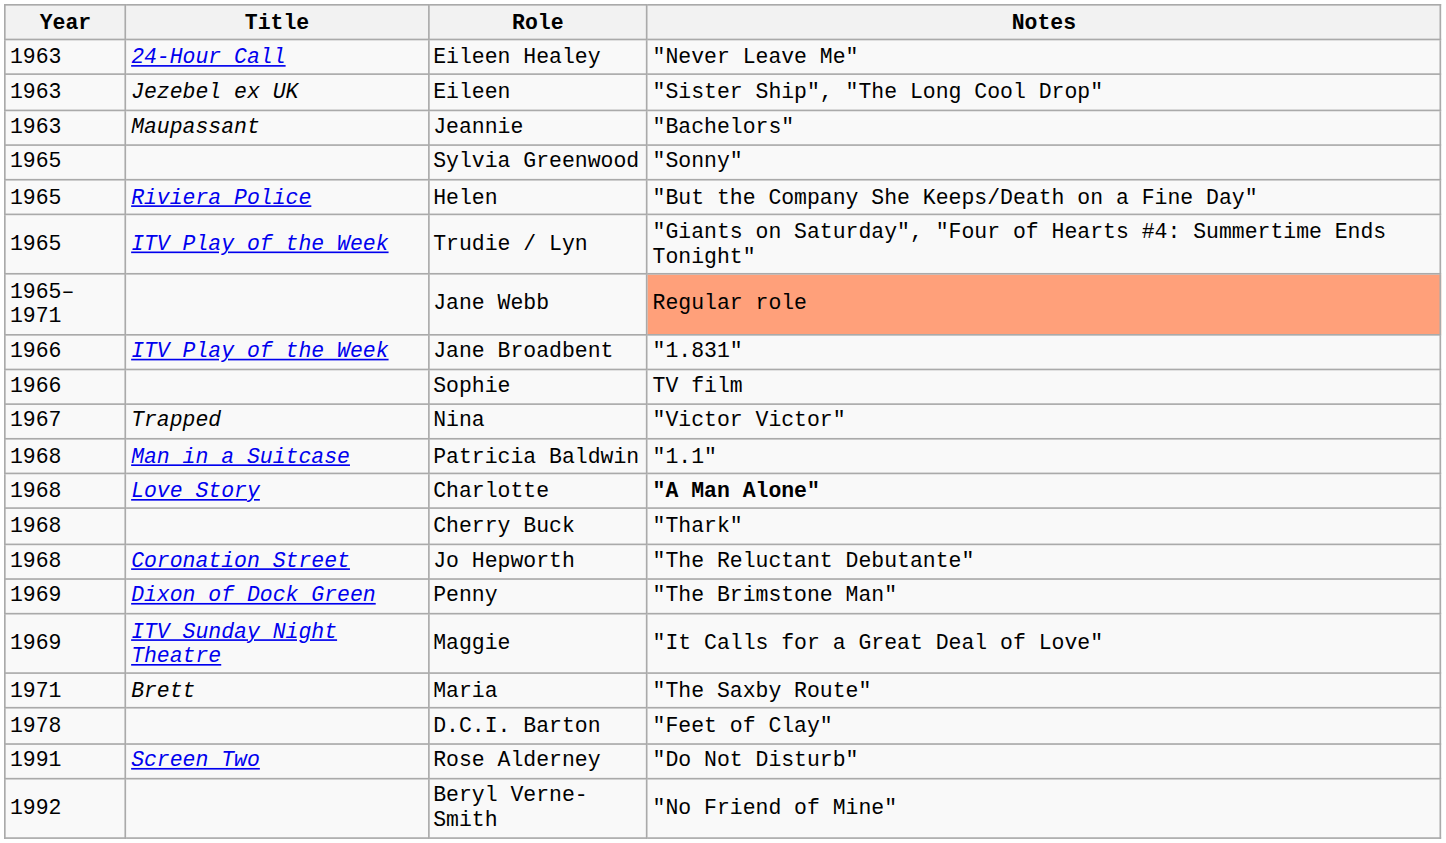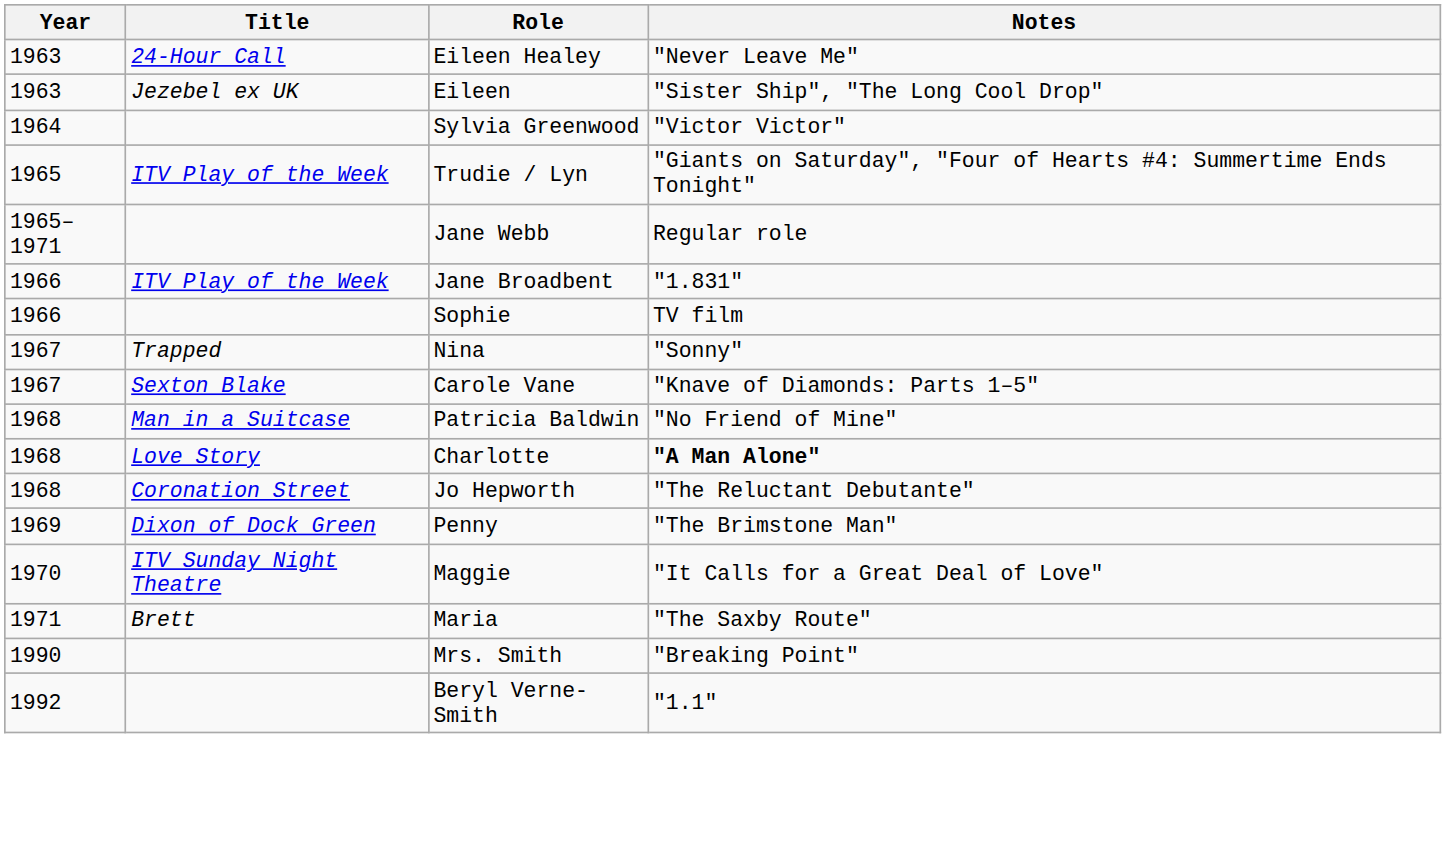- row: (478, 127)
(36, 162) 1965 -> (36, 127) 1964
(698, 162) "Sonny" -> (749, 127) "Victor Victor"
- row: (465, 197)
(730, 304) lightsalmon background -> (730, 234) no background
(749, 421) "Victor Victor" -> (698, 351) "Sonny"
+ row: (504, 386)
(685, 456) "1.1" -> (775, 421) "No Friend of Mine"
- row: (504, 526)
(36, 644) 1969 -> (36, 574) 1970
- row: (517, 726)
+ row: (498, 656)
- row: (517, 761)
(775, 808) "No Friend of Mine" -> (685, 703) "1.1"
